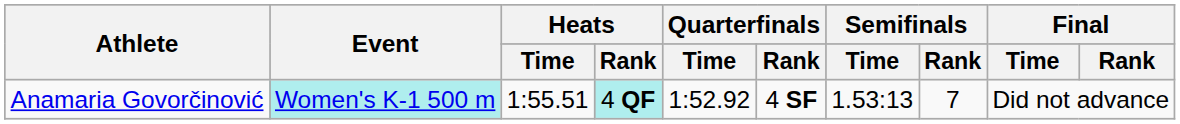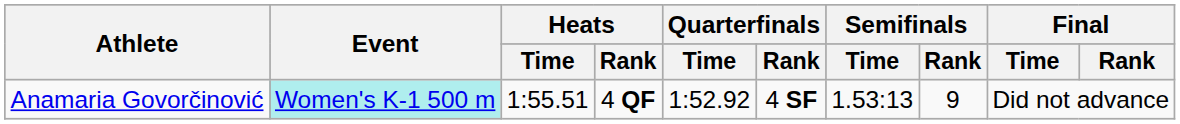(628, 100) paleturquoise background -> (628, 100) no background
(953, 100) 7 -> (953, 100) 9
